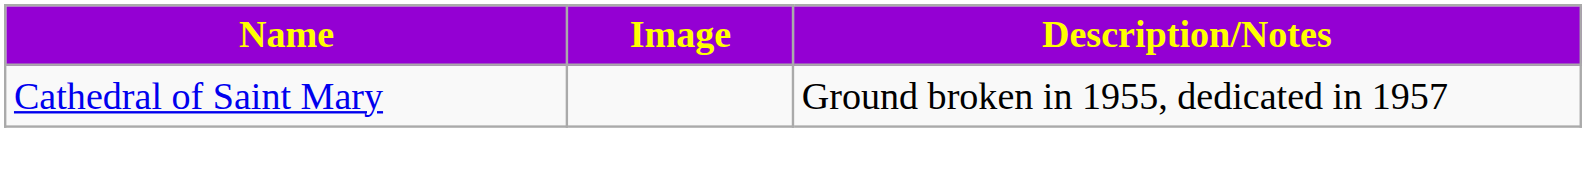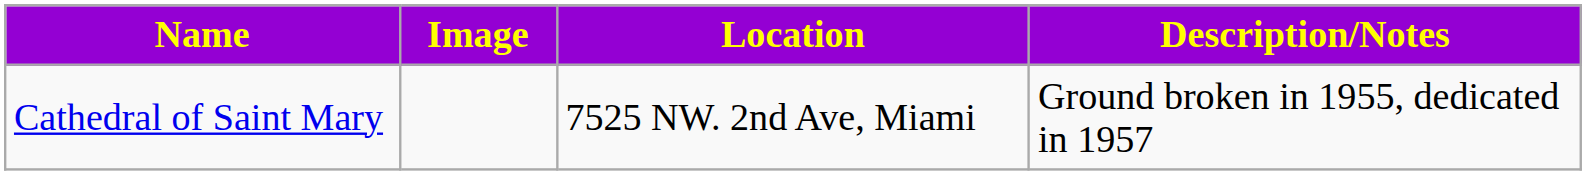+ column: (793, 34)
